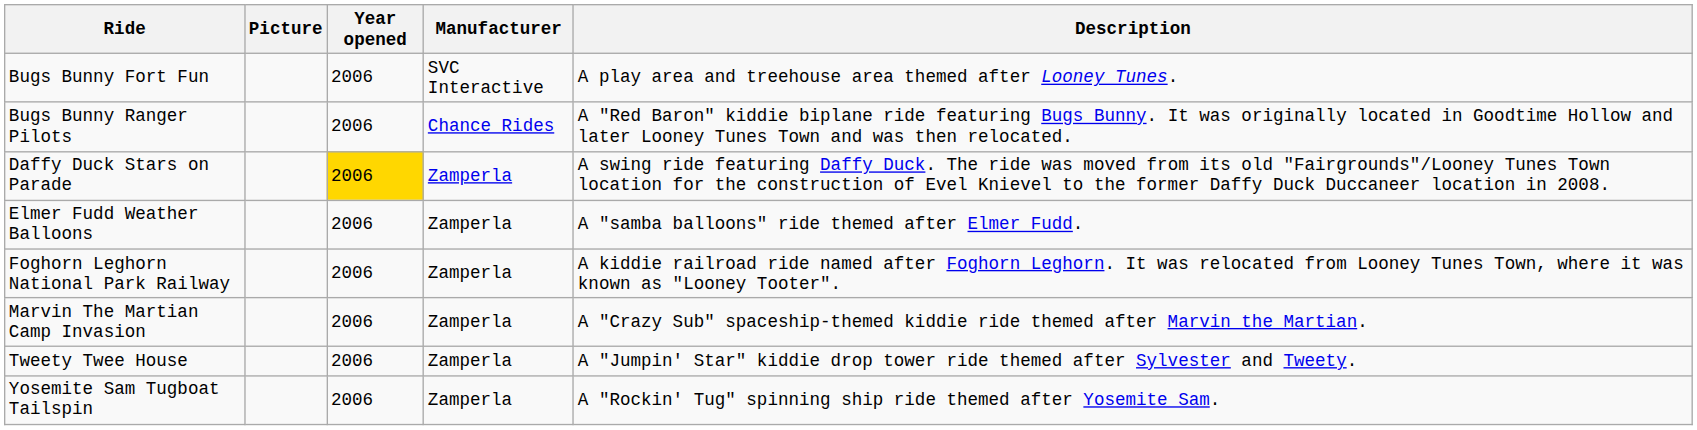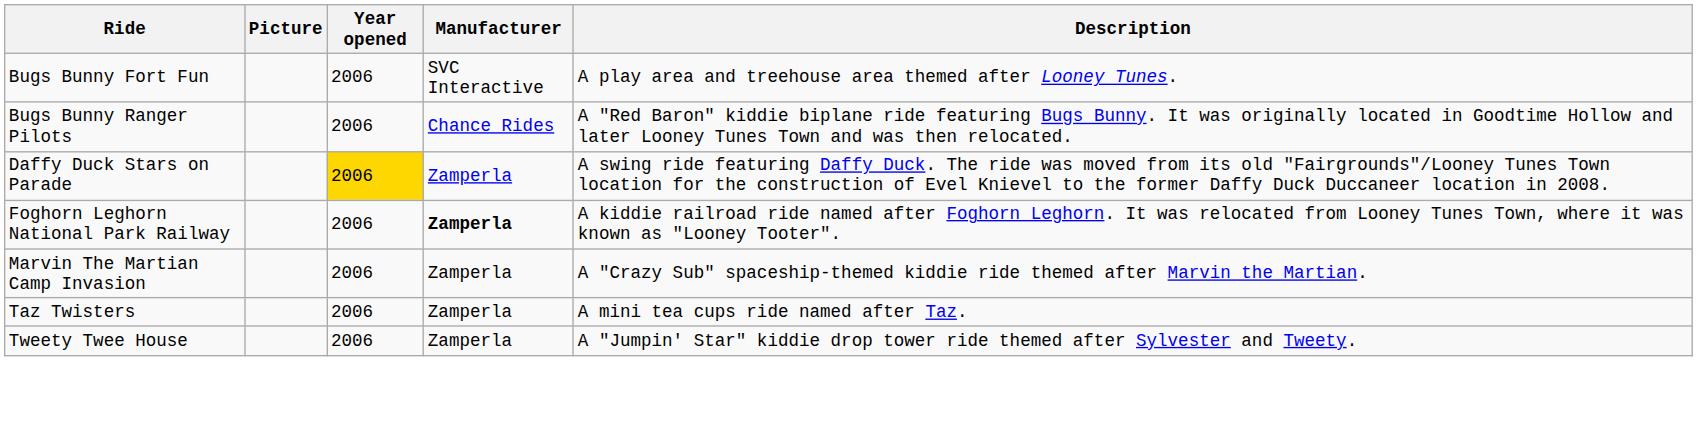- row: (104, 225)
(470, 273) normal -> (470, 225) bold
+ row: (72, 312)
- row: (114, 400)
